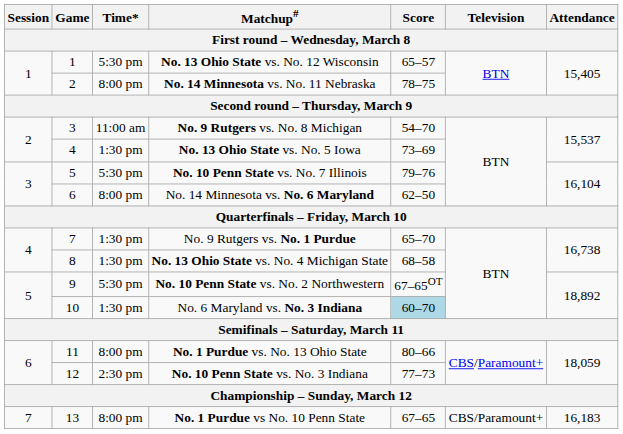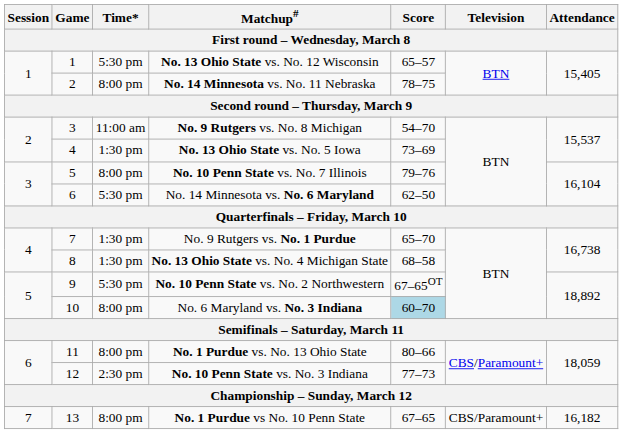(121, 172) 5:30 pm -> (121, 172) 8:00 pm
(121, 194) 8:00 pm -> (121, 194) 5:30 pm
(121, 307) 1:30 pm -> (121, 307) 8:00 pm
(582, 418) 16,183 -> (582, 418) 16,182
